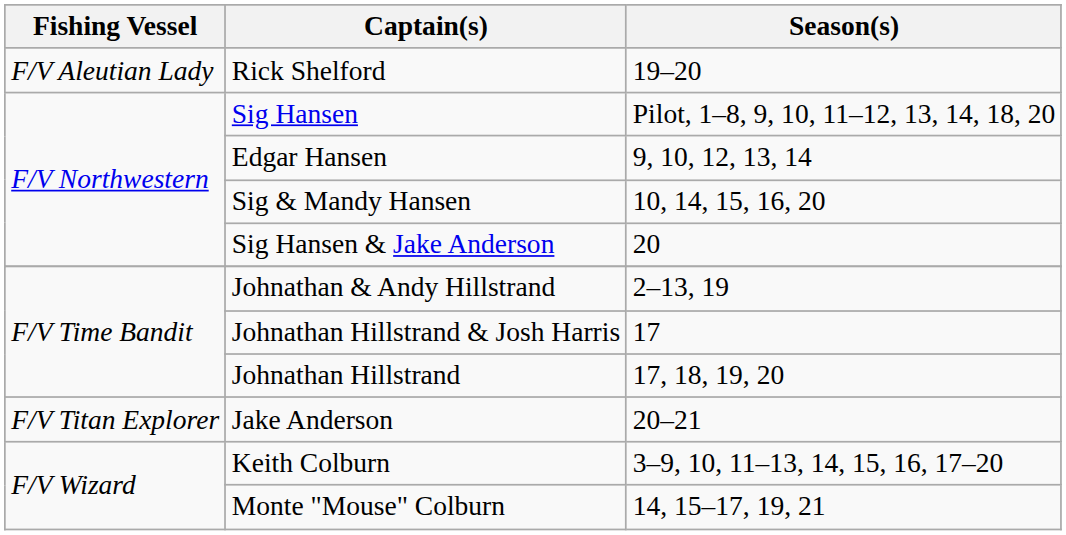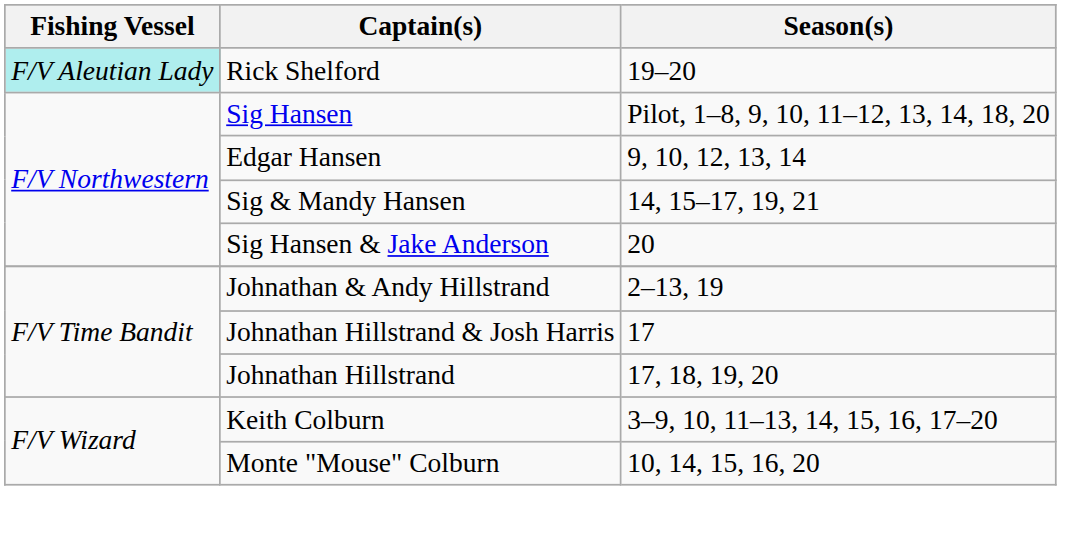(112, 69) no background -> (112, 69) paleturquoise background
(729, 200) 10, 14, 15, 16, 20 -> (723, 200) 14, 15–17, 19, 21
- row: (312, 419)
(729, 506) 14, 15–17, 19, 21 -> (723, 462) 10, 14, 15, 16, 20
